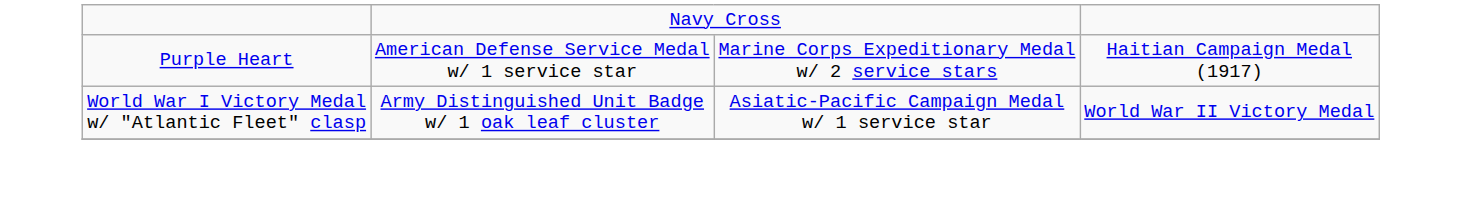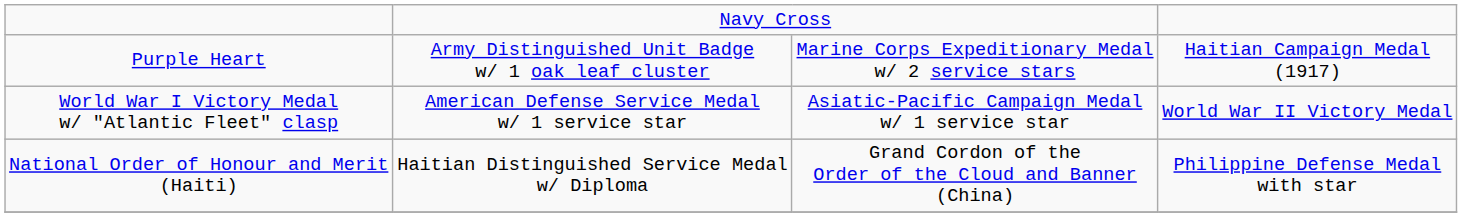(542, 61) American Defense Service Medal w/ 1 service star -> (592, 61) Army Distinguished Unit Badge w/ 1 oak leaf cluster
(542, 113) Army Distinguished Unit Badge w/ 1 oak leaf cluster -> (592, 113) American Defense Service Medal w/ 1 service star
+ row: (199, 175)
